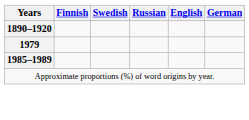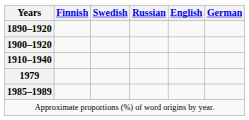+ row: (29, 44)
+ row: (29, 60)
